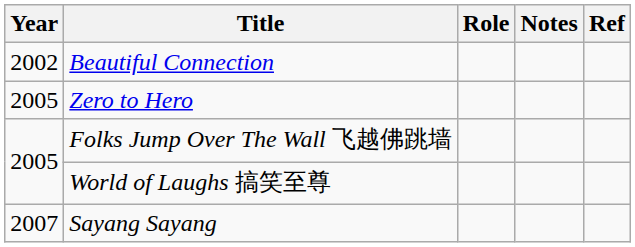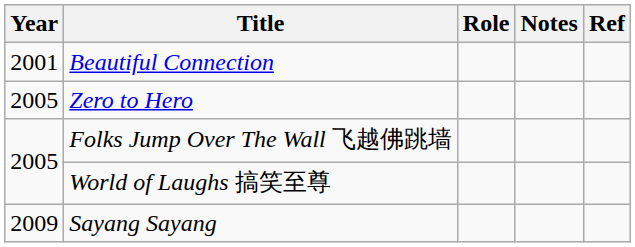(34, 61) 2002 -> (34, 61) 2001
(34, 222) 2007 -> (34, 222) 2009
